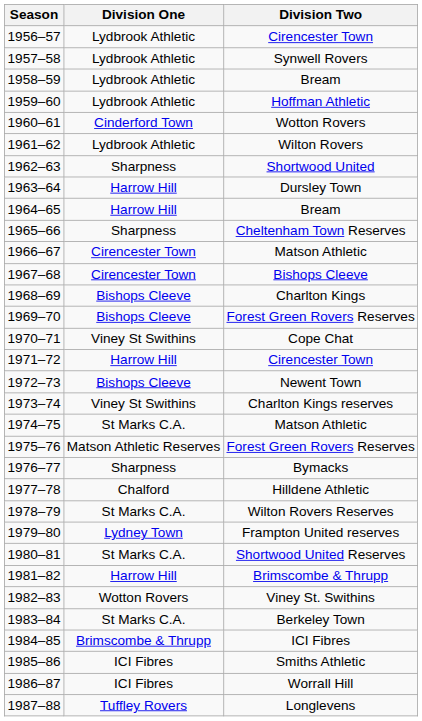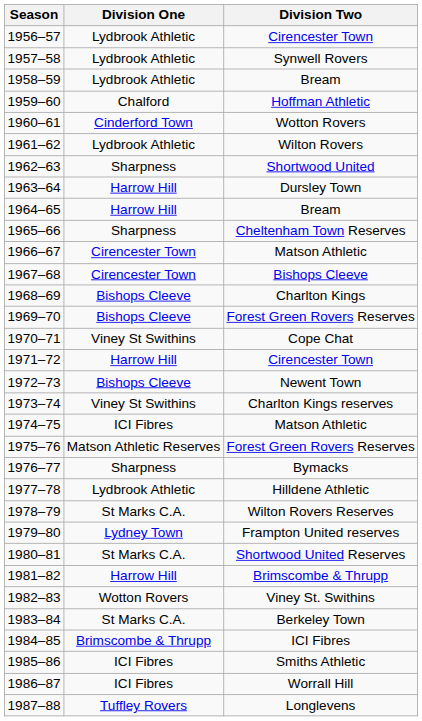(143, 101) Lydbrook Athletic -> (143, 101) Chalford
(144, 425) St Marks C.A. -> (144, 425) ICI Fibres
(143, 489) Chalford -> (143, 489) Lydbrook Athletic
